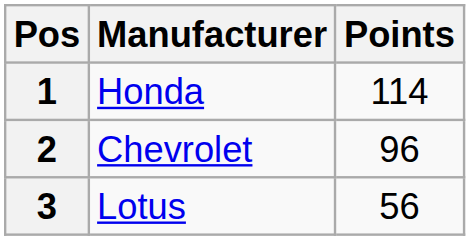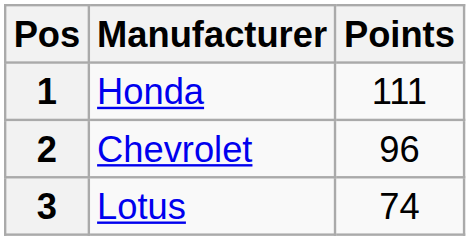(399, 92) 114 -> (399, 92) 111
(399, 207) 56 -> (399, 207) 74
